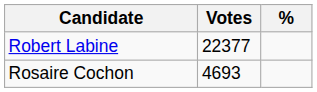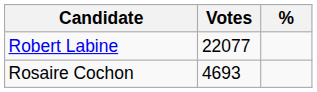(226, 45) 22377 -> (226, 45) 22077
